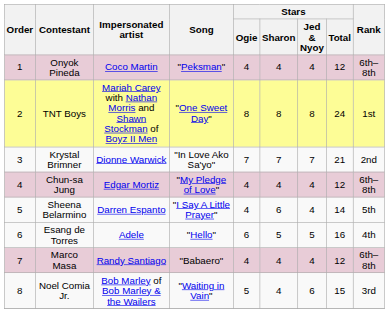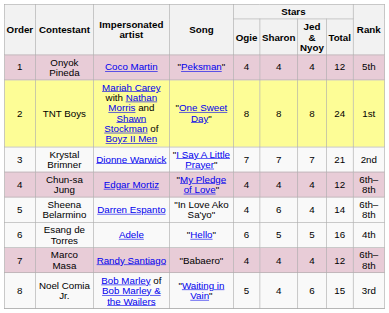(369, 67) 6th–8th -> (369, 67) 5th
(201, 159) "In Love Ako Sa'yo" -> (201, 159) "I Say A Little Prayer"
(201, 210) "I Say A Little Prayer" -> (201, 210) "In Love Ako Sa'yo"
(369, 210) 5th -> (369, 210) 6th–8th
